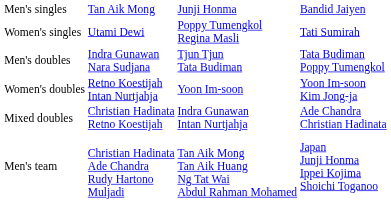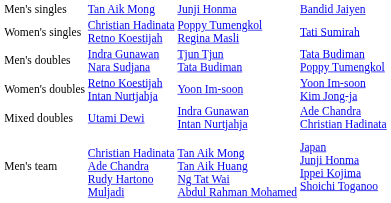(116, 32) Utami Dewi -> (131, 32) Christian Hadinata Retno Koestijah
(131, 118) Christian Hadinata Retno Koestijah -> (116, 118) Utami Dewi
